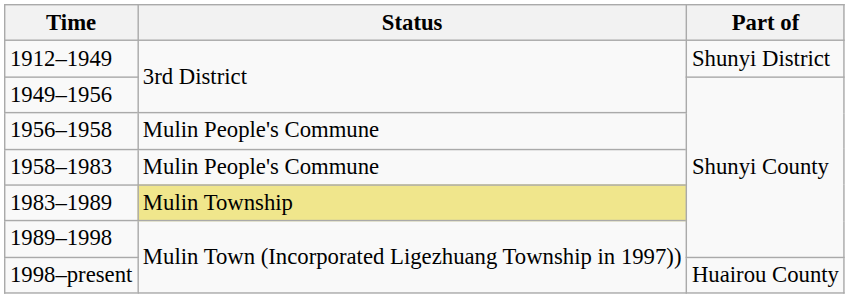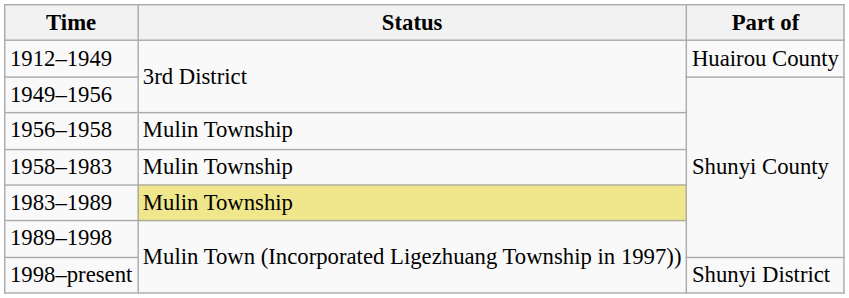(761, 58) Shunyi District -> (765, 58) Huairou County
(261, 130) Mulin People's Commune -> (218, 130) Mulin Township
(261, 166) Mulin People's Commune -> (218, 166) Mulin Township
(765, 274) Huairou County -> (761, 274) Shunyi District
